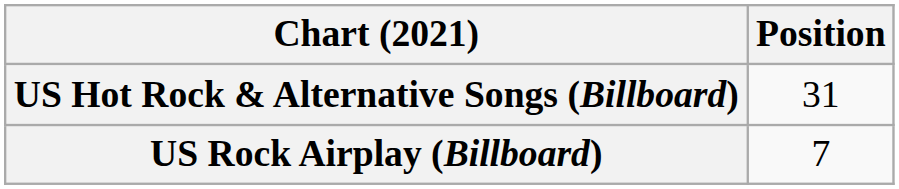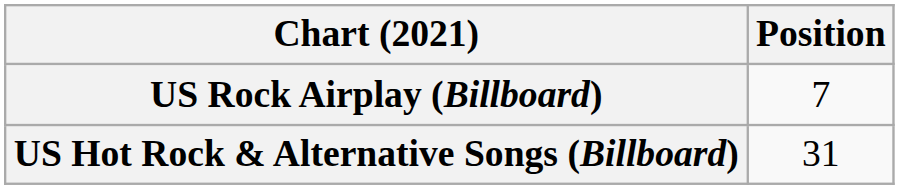rows swapped: (376, 93) <-> (376, 153)
